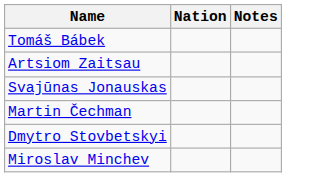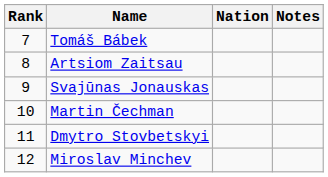+ column: (26, 17)
